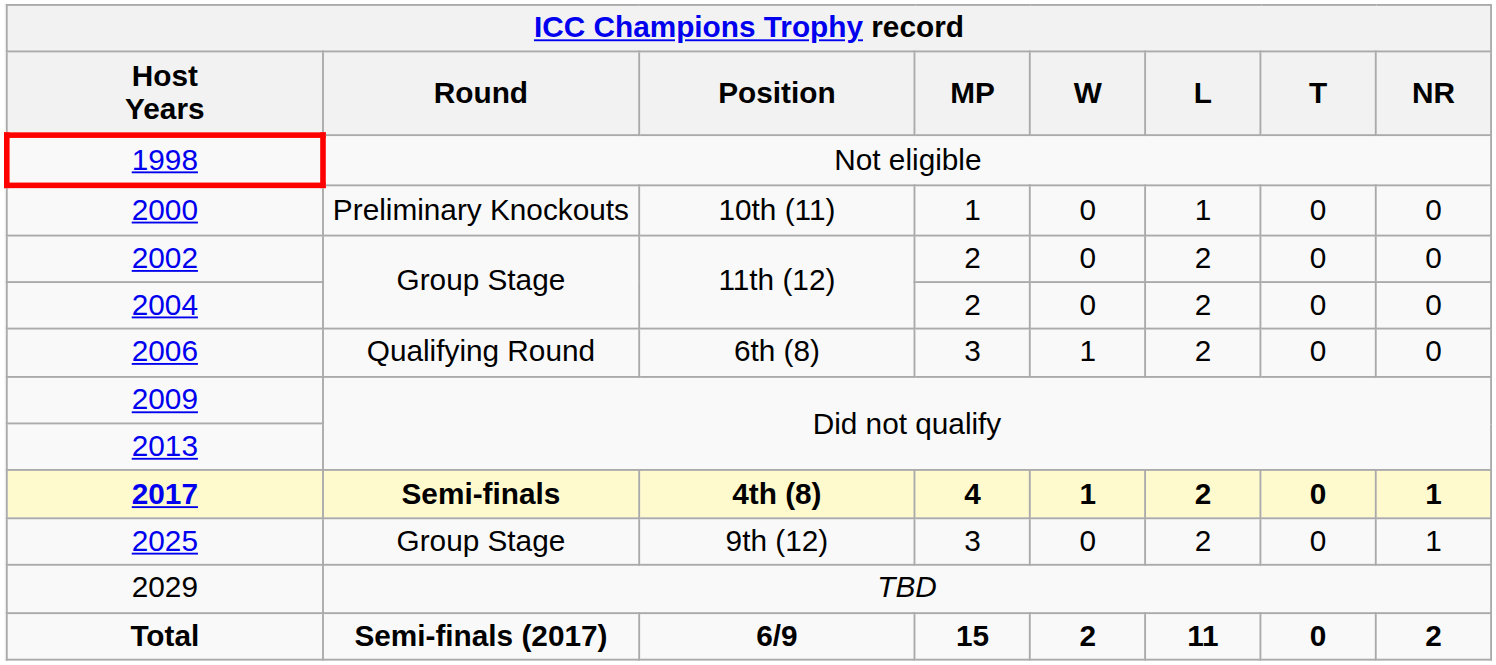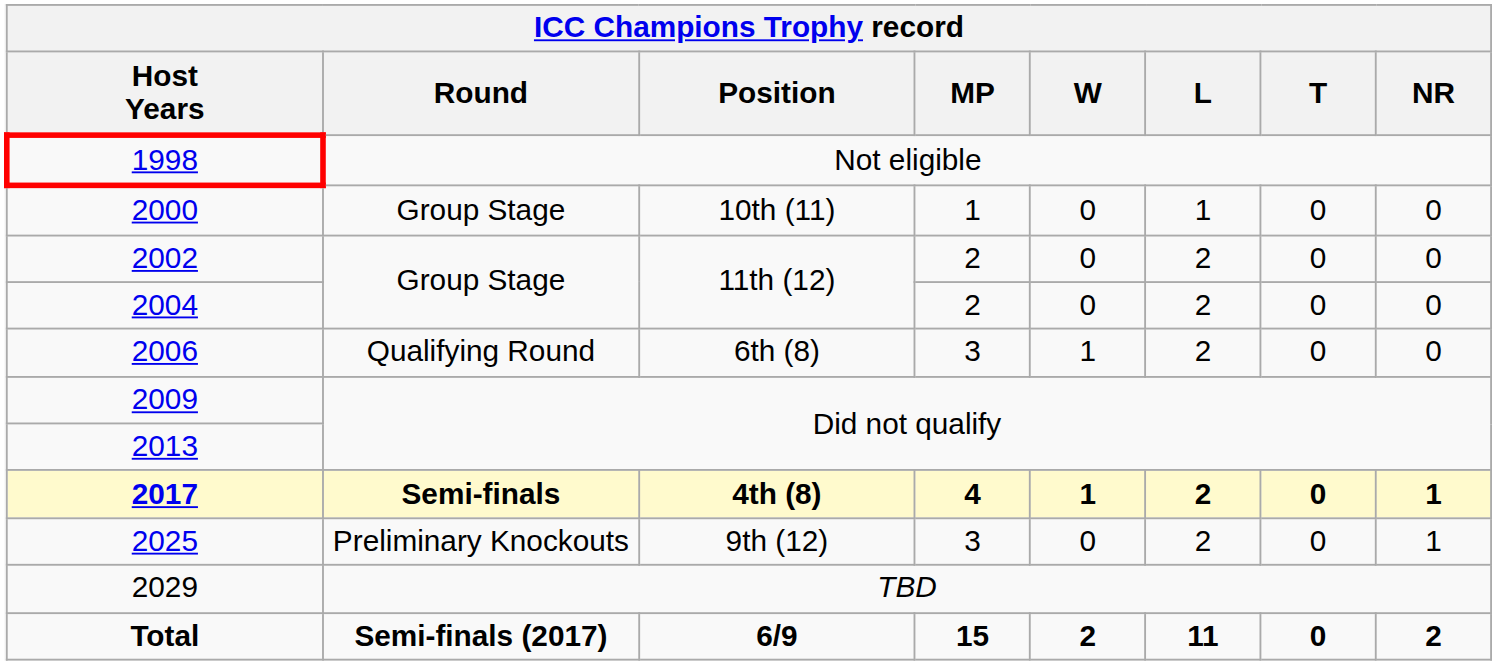(481, 209) Preliminary Knockouts -> (481, 209) Group Stage
(481, 540) Group Stage -> (481, 540) Preliminary Knockouts
